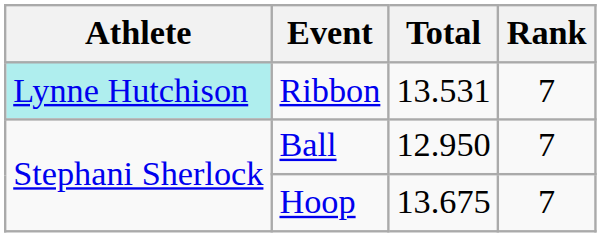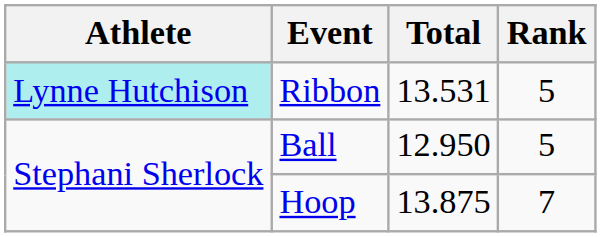(547, 89) 7 -> (547, 89) 5
(547, 146) 7 -> (547, 146) 5
(444, 202) 13.675 -> (444, 202) 13.875
